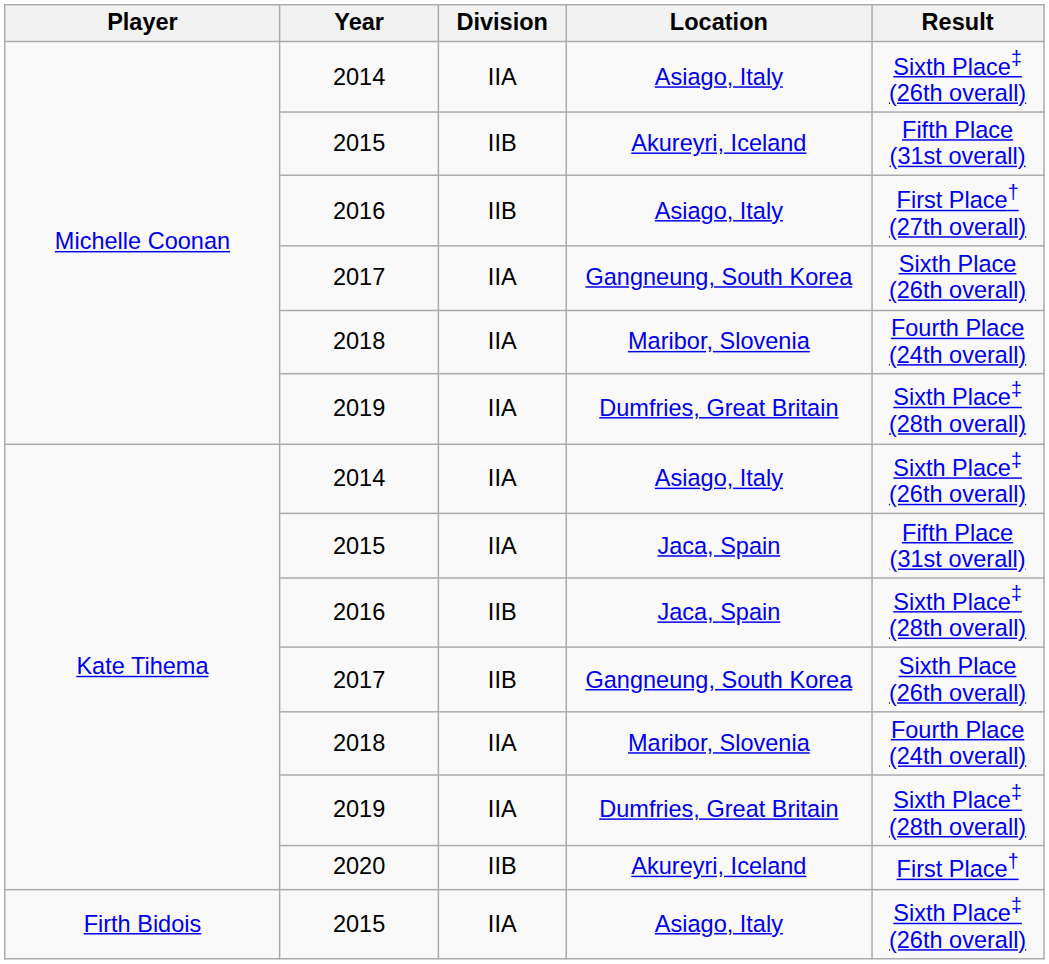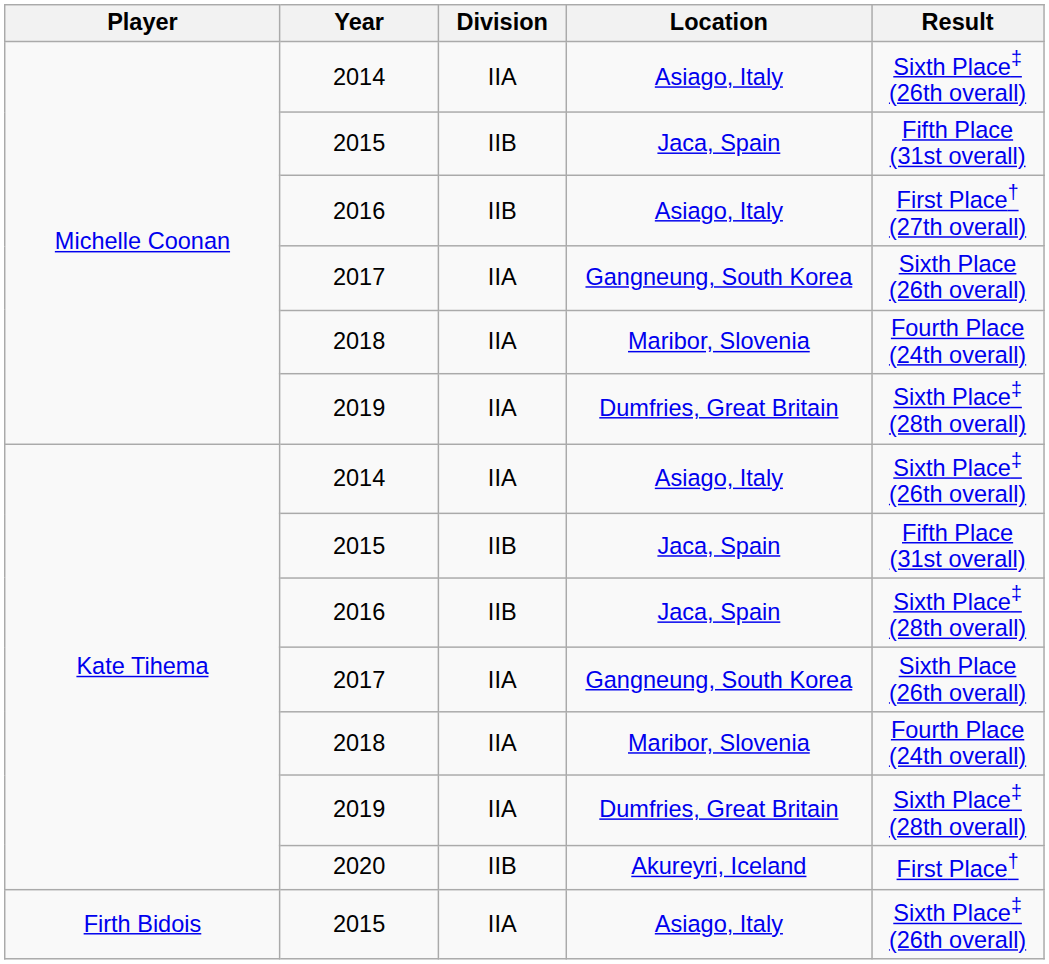(719, 143) Akureyri, Iceland -> (719, 143) Jaca, Spain
(502, 545) IIA -> (502, 545) IIB
(502, 679) IIB -> (502, 679) IIA
